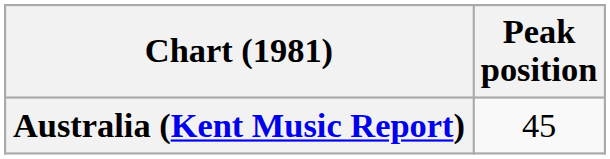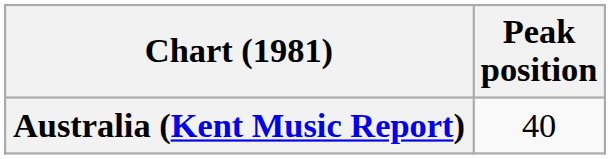(539, 125) 45 -> (539, 125) 40
